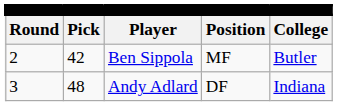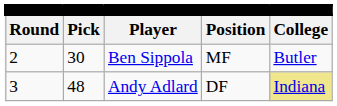(76, 58) 42 -> (76, 58) 30
(299, 86) no background -> (299, 86) khaki background
